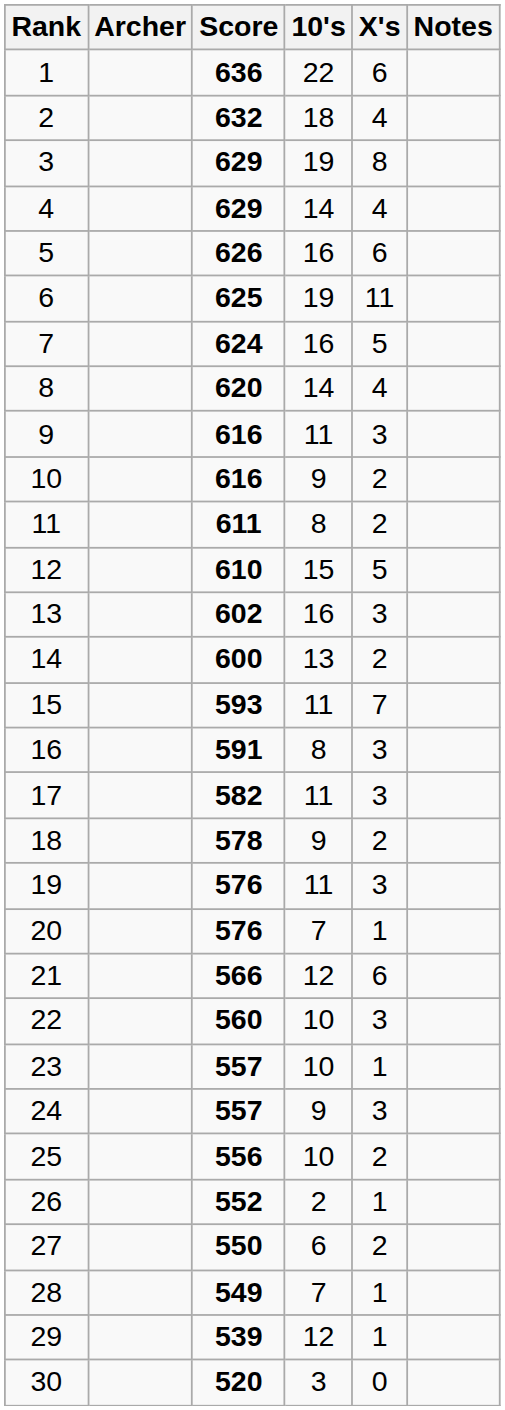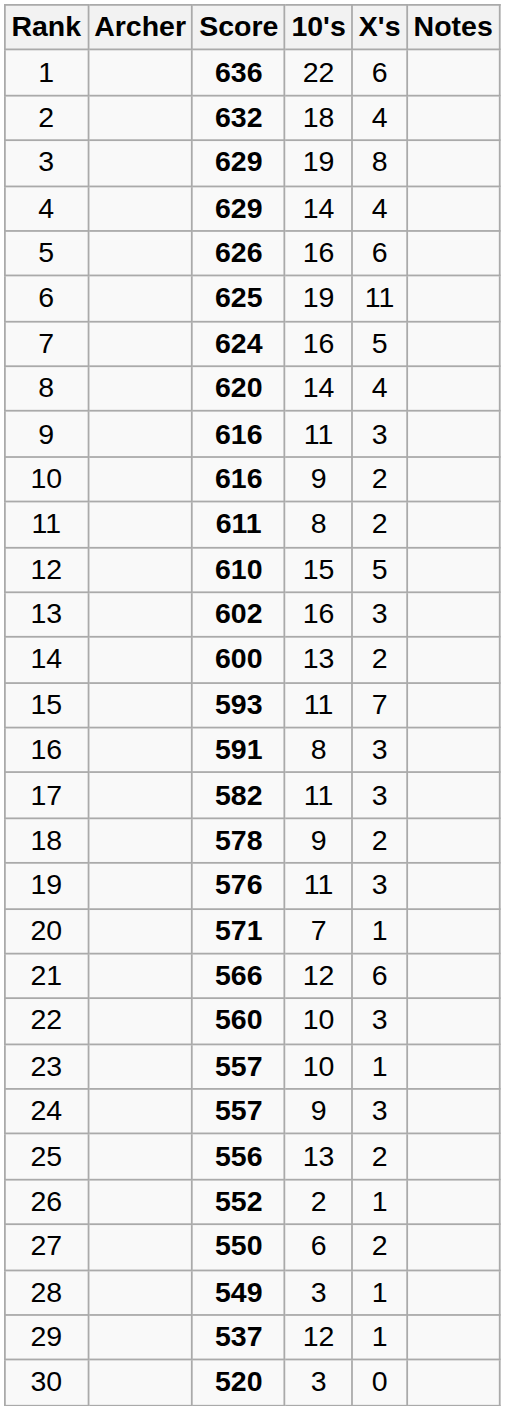(239, 930) 576 -> (239, 930) 571
(319, 1156) 10 -> (319, 1156) 13
(319, 1291) 7 -> (319, 1291) 3
(239, 1336) 539 -> (239, 1336) 537
